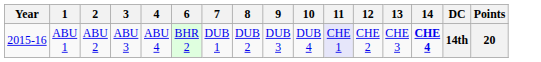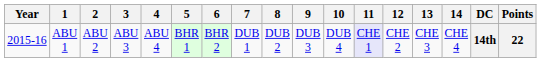+ column: (187, 13)
(427, 40) bold -> (456, 40) normal
(489, 40) 20 -> (517, 40) 22
